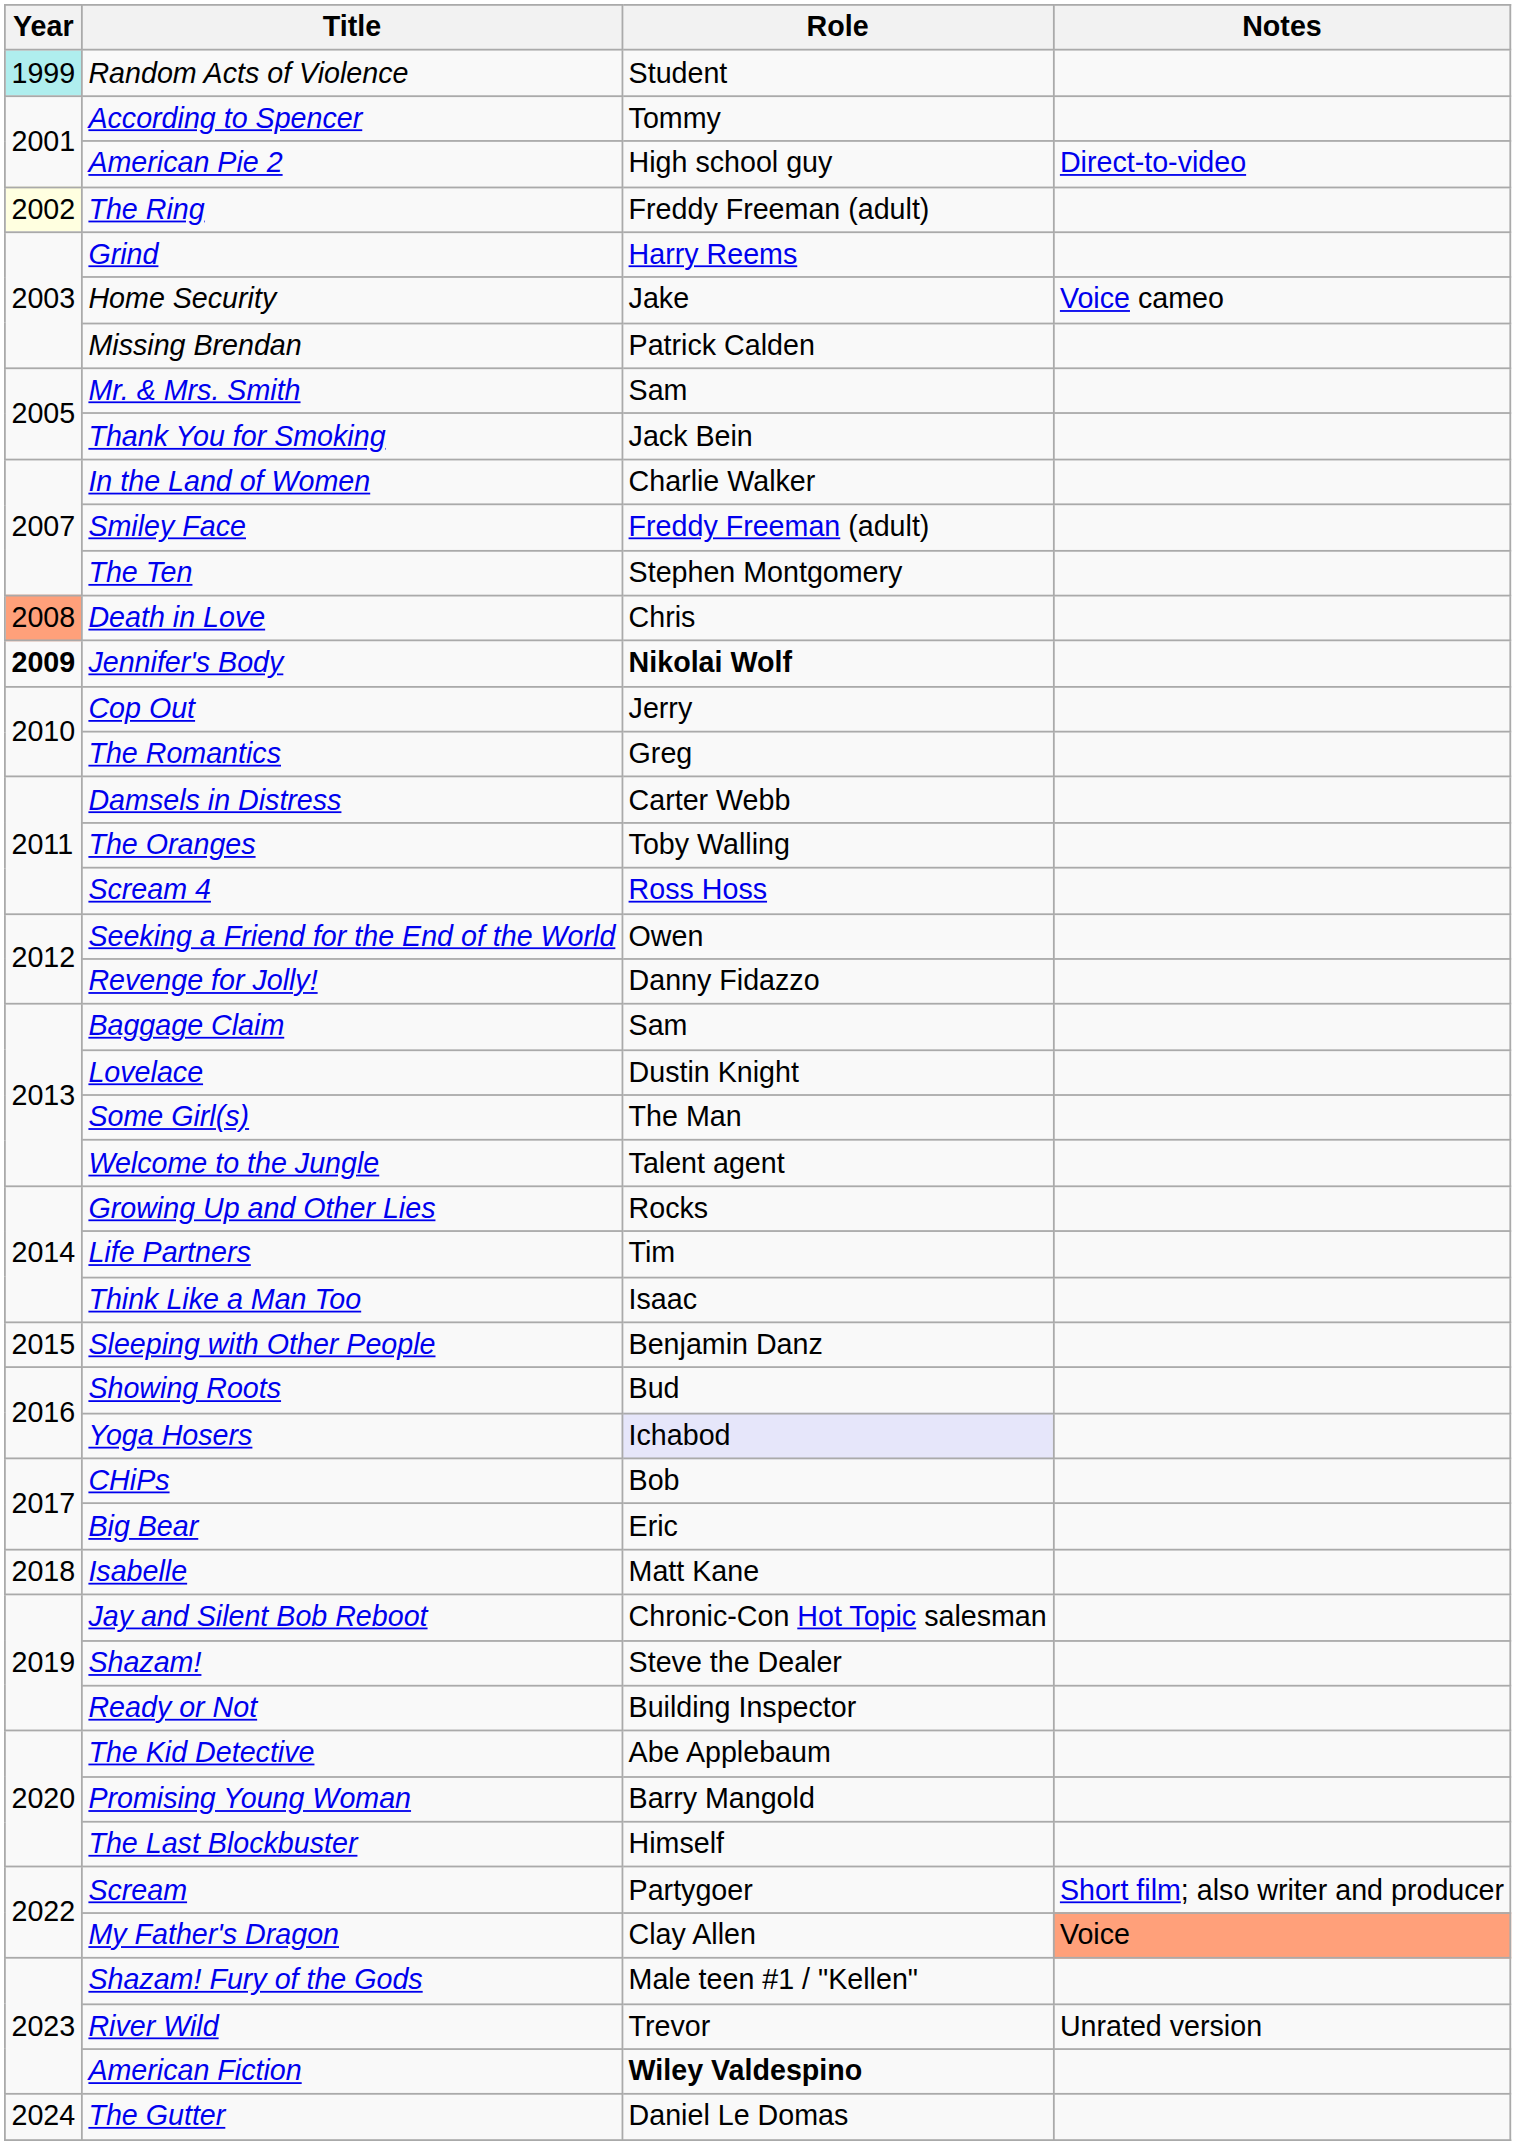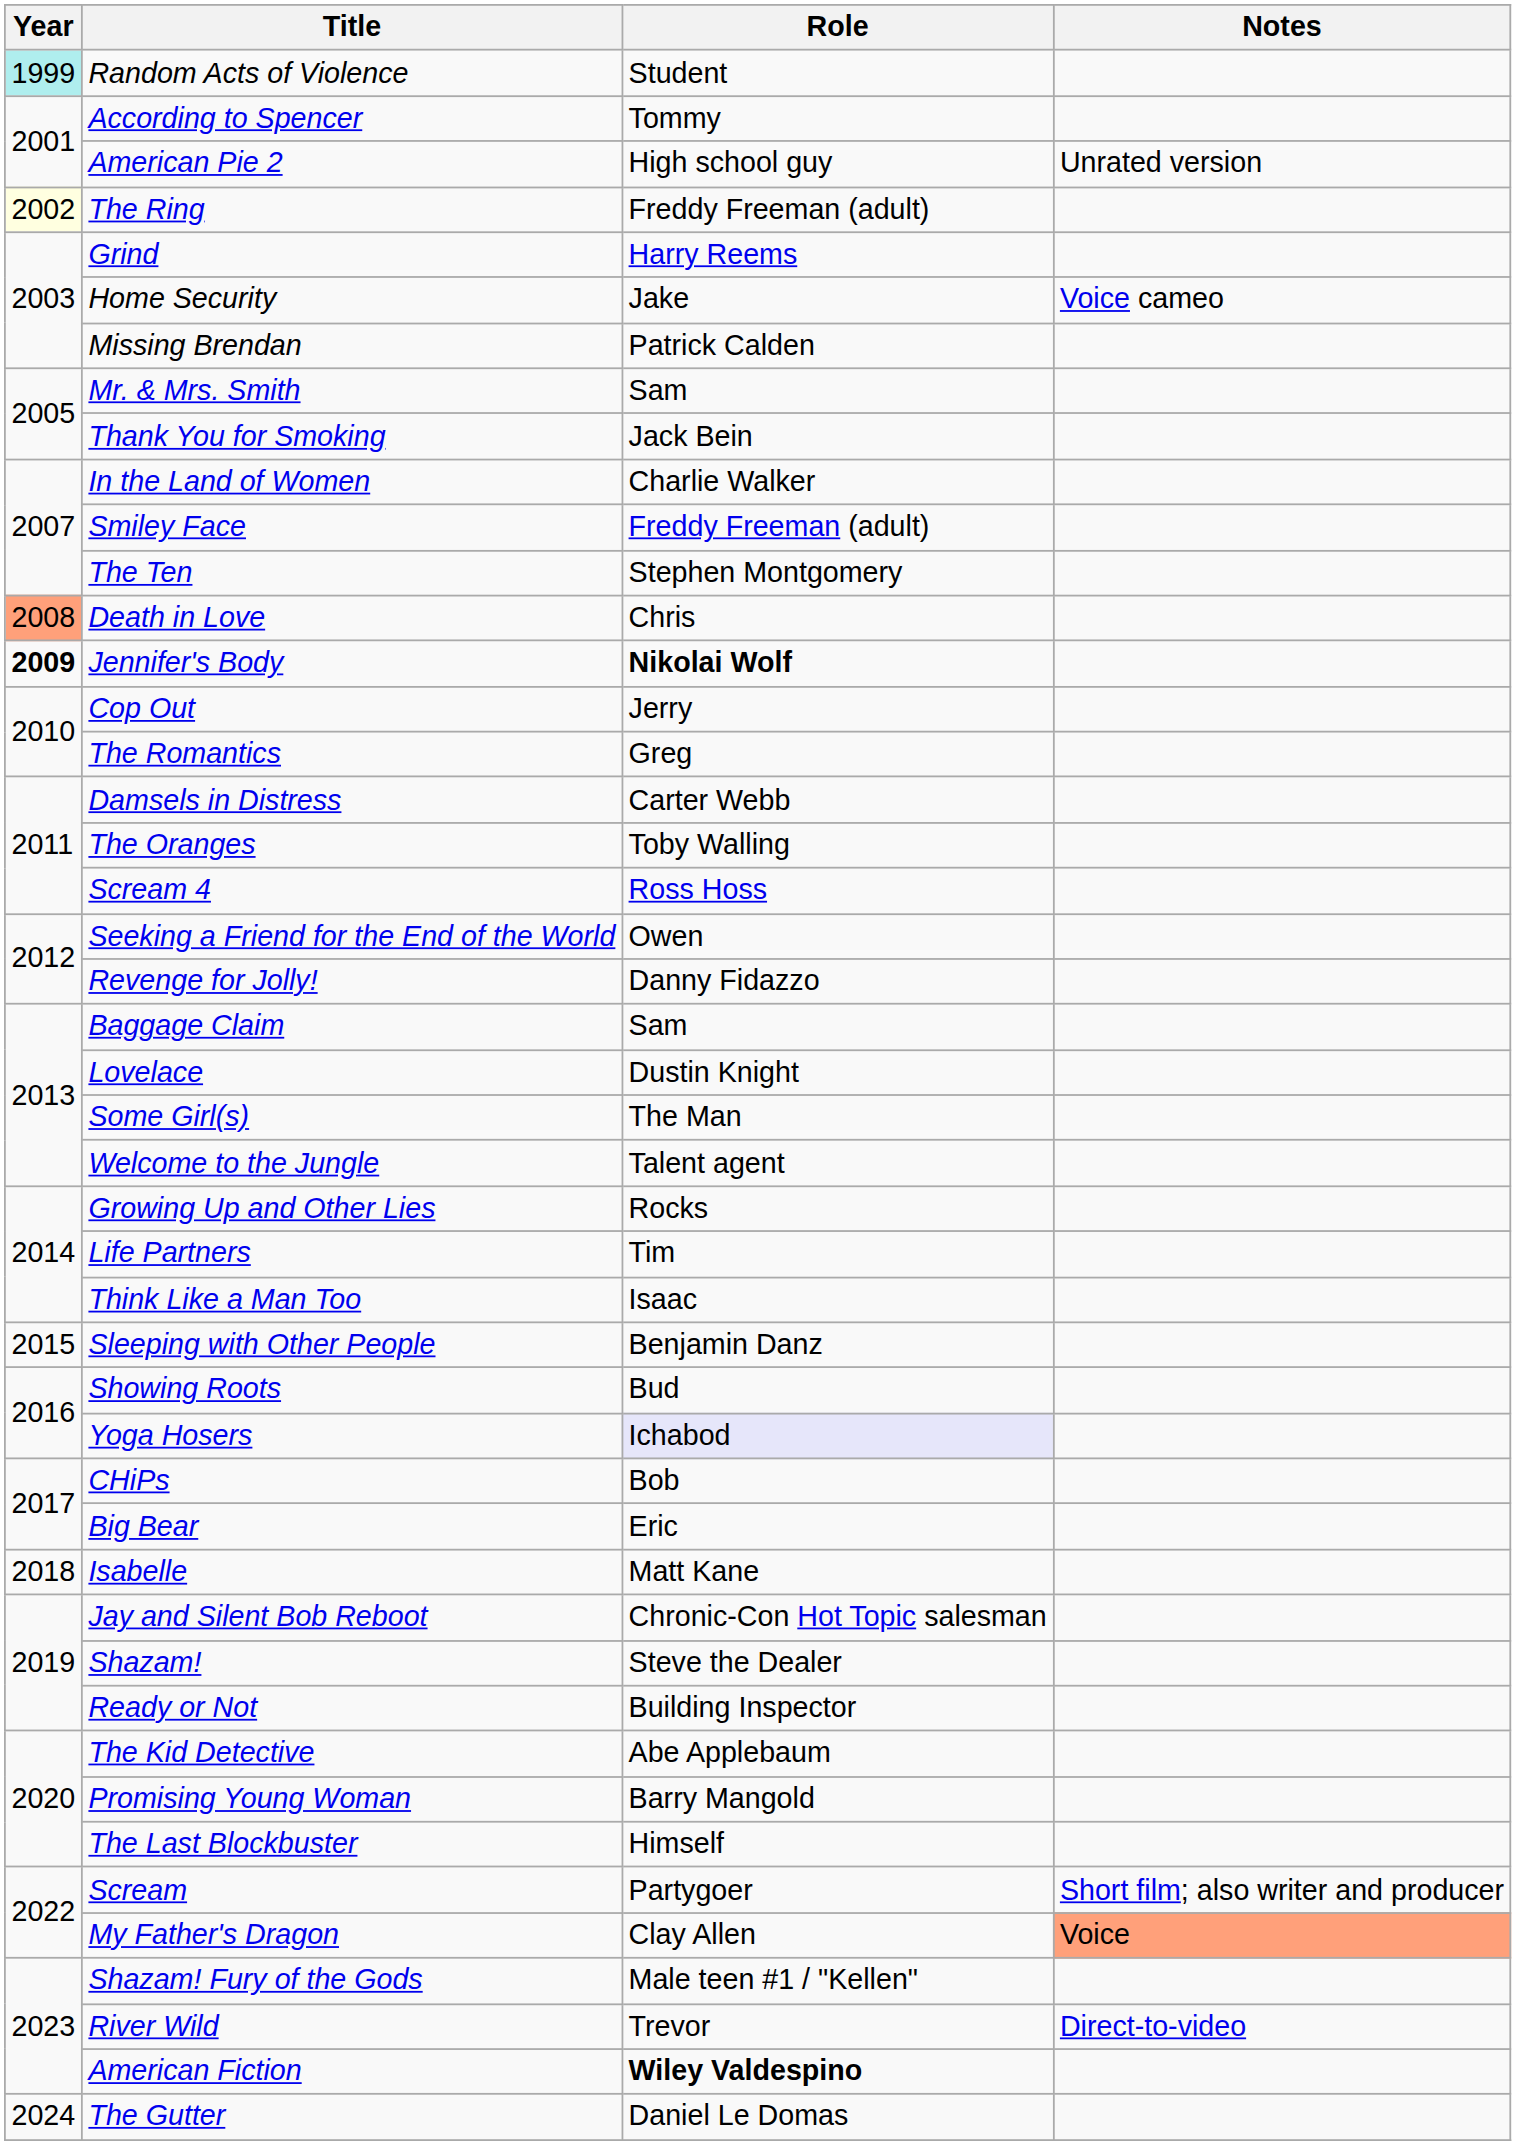(1153, 163) Direct-to-video -> (1161, 163) Unrated version
(1161, 2025) Unrated version -> (1153, 2025) Direct-to-video
